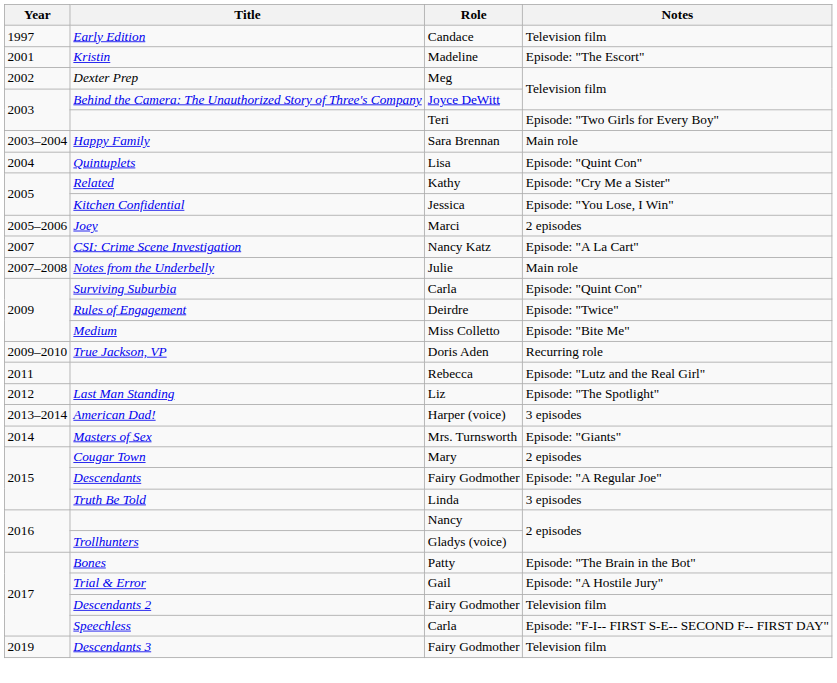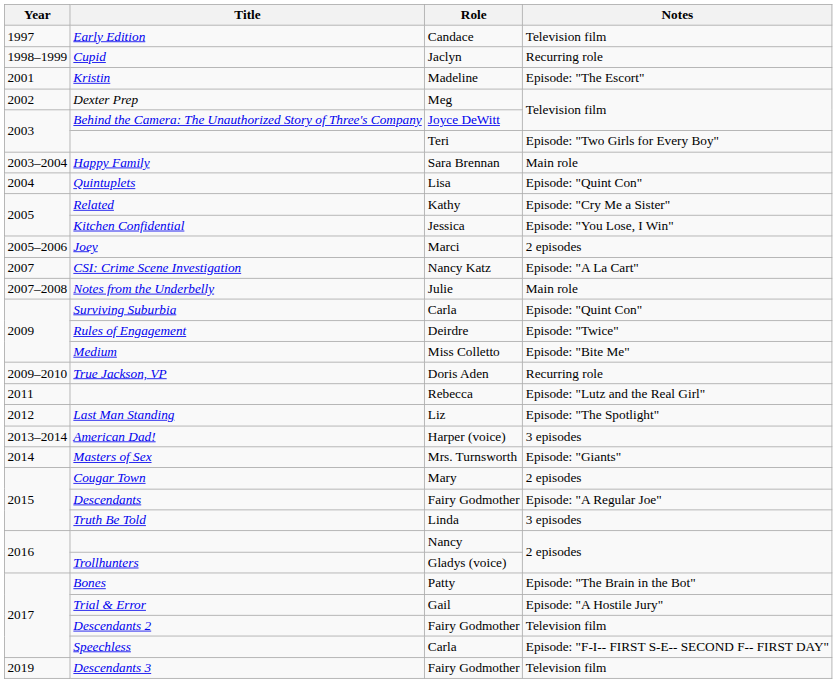+ row: (90, 57)
